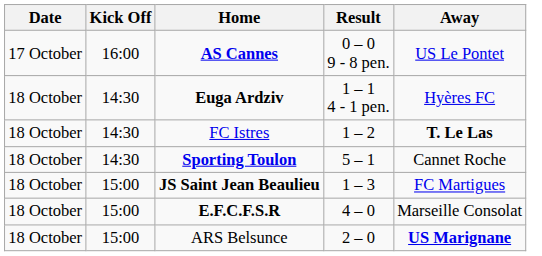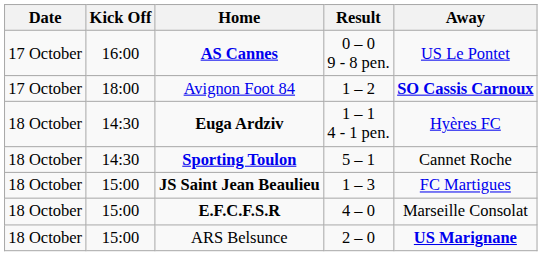+ row: (239, 88)
- row: (239, 133)
